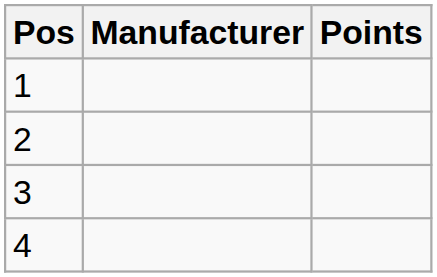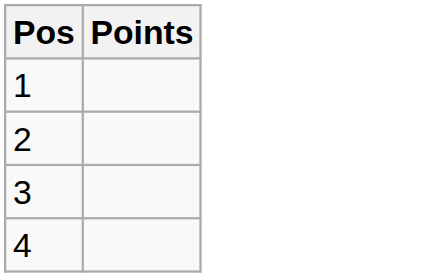- column: (197, 32)
